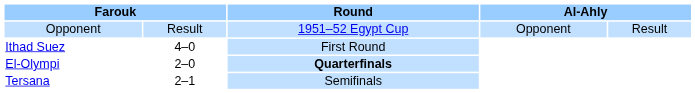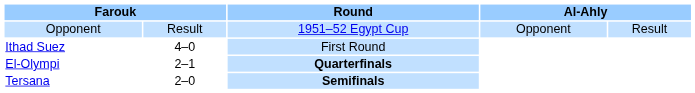(185, 63) 2–0 -> (185, 63) 2–1
(185, 81) 2–1 -> (185, 81) 2–0
(353, 81) normal -> (353, 81) bold
